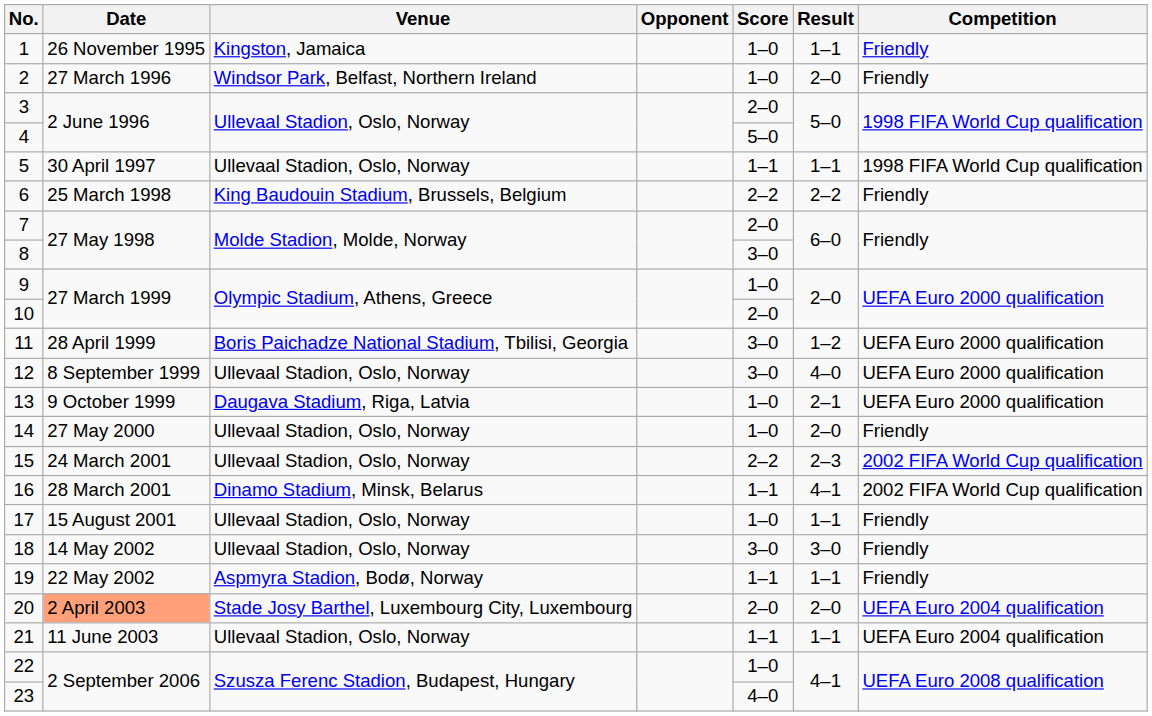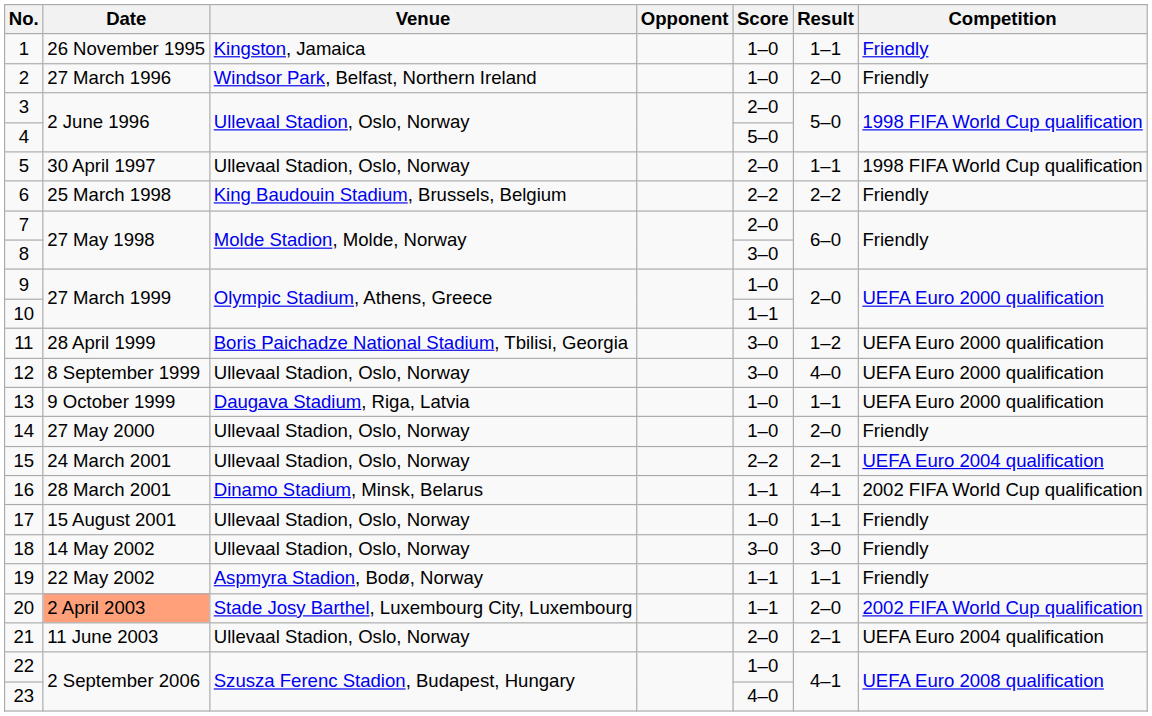(763, 166) 1–1 -> (763, 166) 2–0
(763, 313) 2–0 -> (763, 313) 1–1
(825, 401) 2–1 -> (825, 401) 1–1
(825, 460) 2–3 -> (825, 460) 2–1
(1003, 460) 2002 FIFA World Cup qualification -> (983, 460) UEFA Euro 2004 qualification
(763, 607) 2–0 -> (763, 607) 1–1
(983, 607) UEFA Euro 2004 qualification -> (1003, 607) 2002 FIFA World Cup qualification
(763, 637) 1–1 -> (763, 637) 2–0
(825, 637) 1–1 -> (825, 637) 2–1
